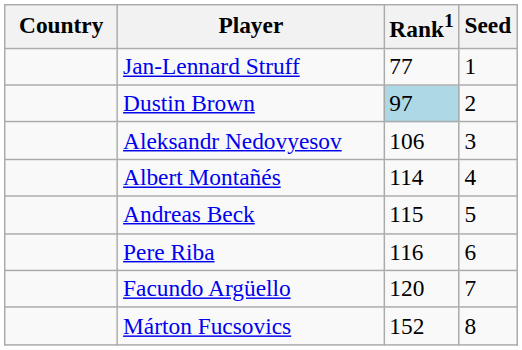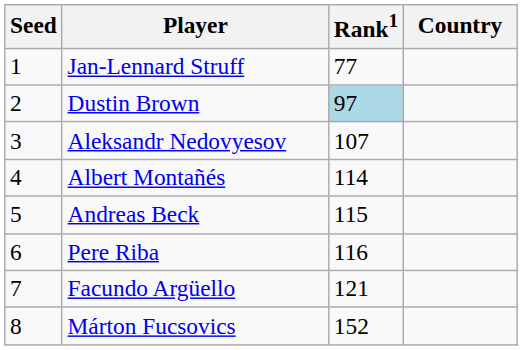columns swapped: (61, 26) <-> (488, 26)
(407, 140) 106 -> (351, 140) 107
(407, 288) 120 -> (351, 288) 121
